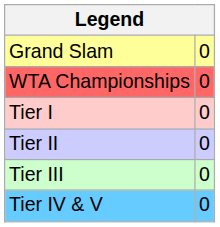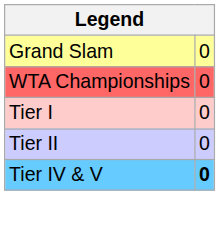- row: (36, 174)
(204, 205) normal -> (204, 174) bold
